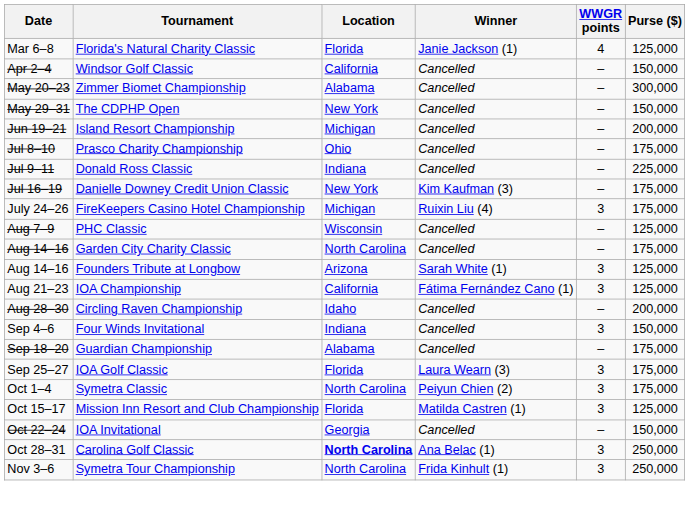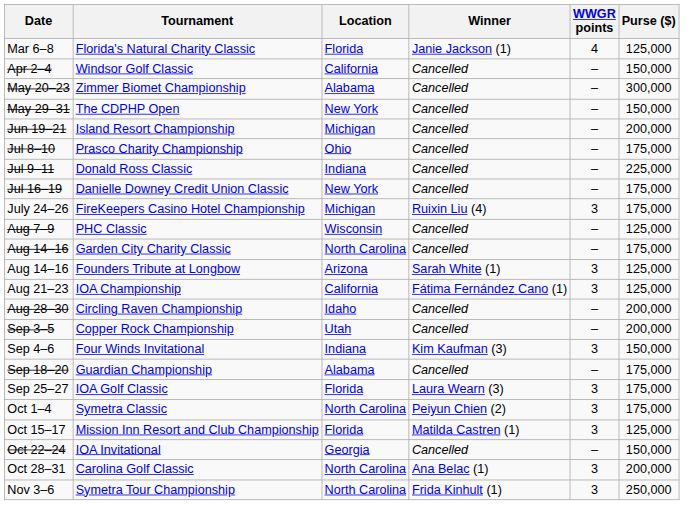(466, 189) Kim Kaufman (3) -> (440, 189) Cancelled
+ row: (155, 329)
(446, 329) Cancelled -> (459, 349) Kim Kaufman (3)
(368, 449) bold -> (365, 469) normal
(655, 449) 250,000 -> (649, 469) 200,000
